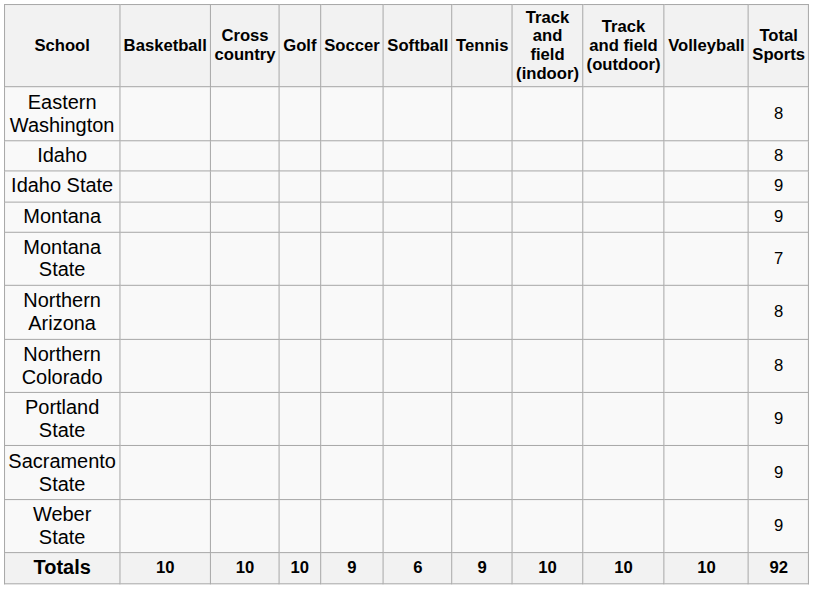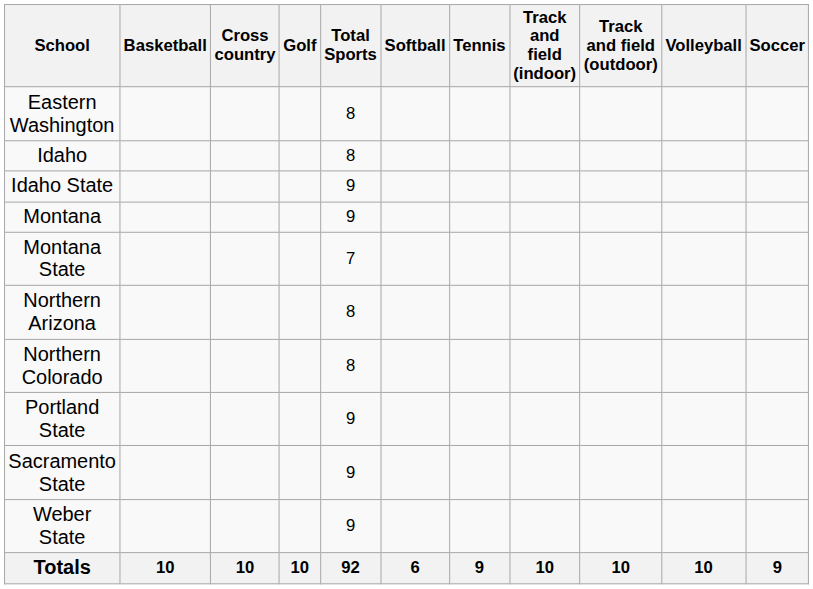columns swapped: (352, 45) <-> (779, 45)
